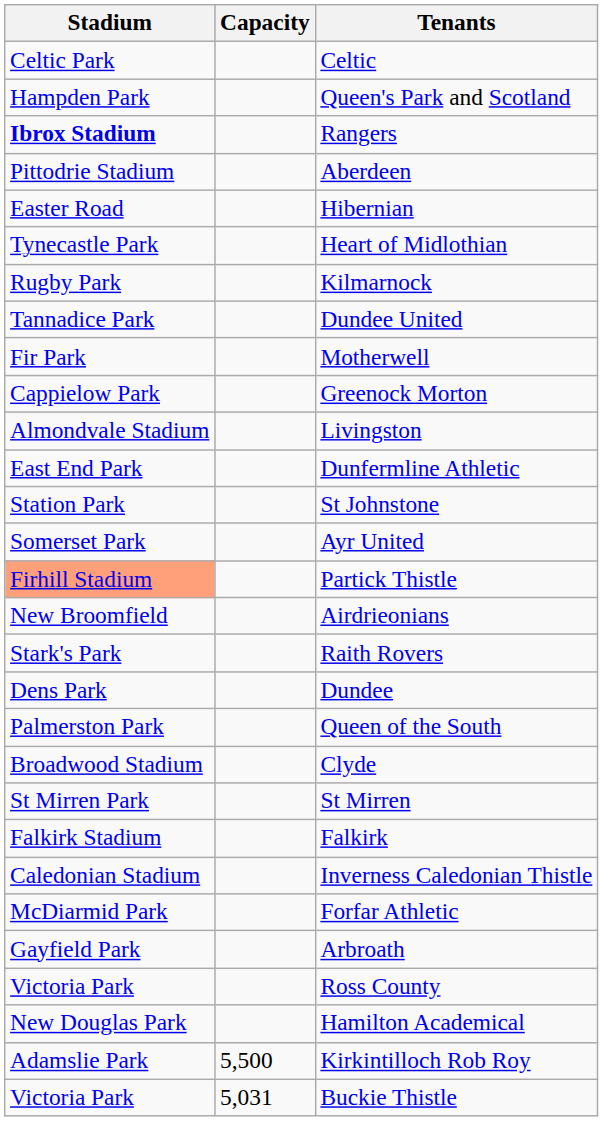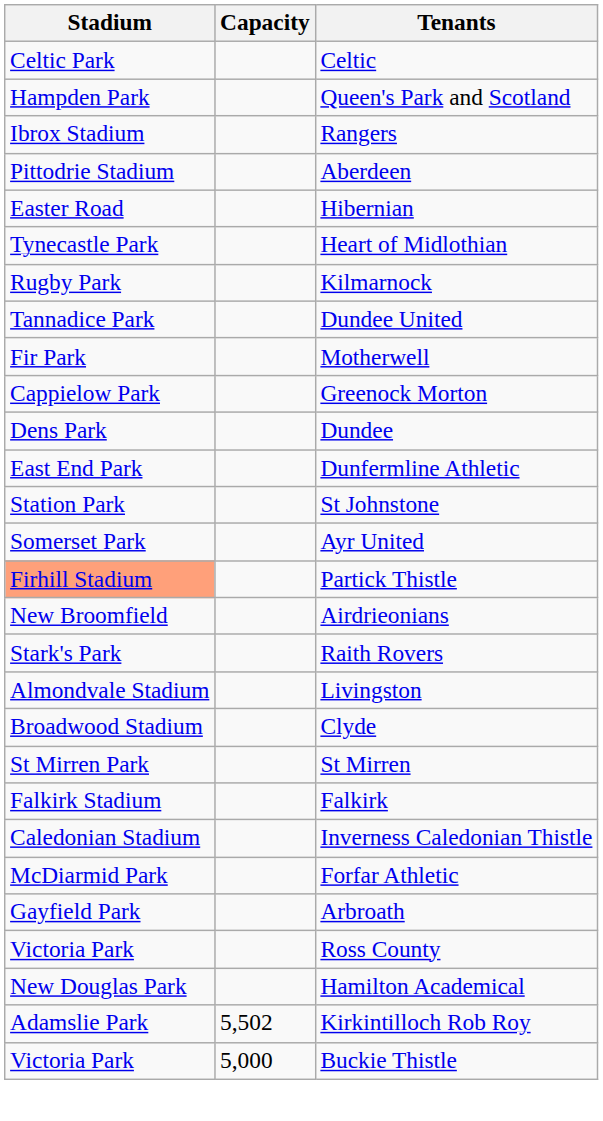(83, 134) bold -> (77, 134) normal
rows swapped: (357, 689) <-> (371, 430)
- row: (411, 726)
(246, 1060) 5,500 -> (246, 1023) 5,502
(246, 1097) 5,031 -> (246, 1060) 5,000
